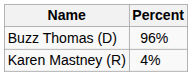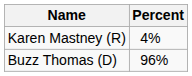rows swapped: (62, 37) <-> (67, 60)
